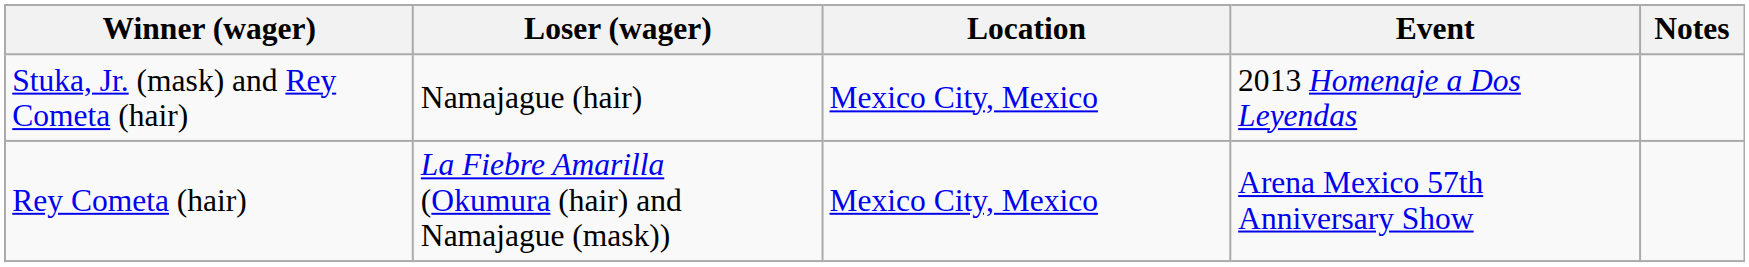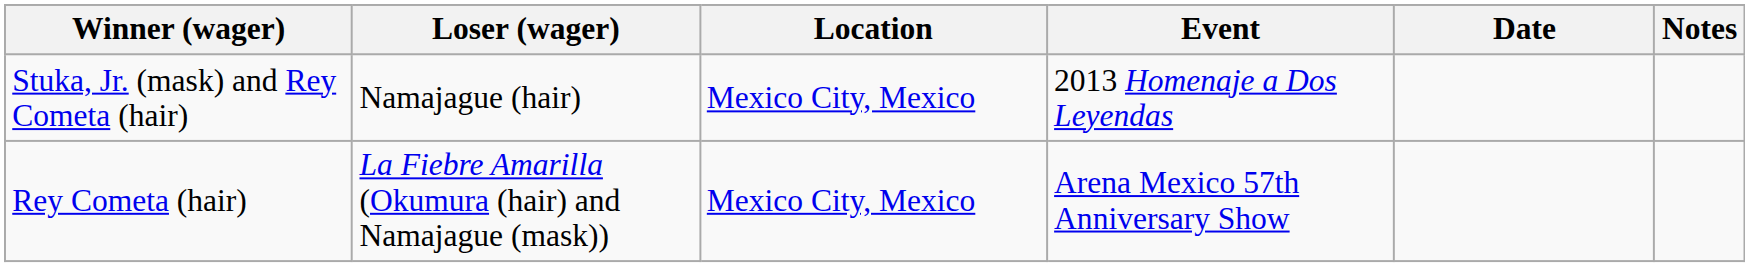+ column: (1524, 29)
